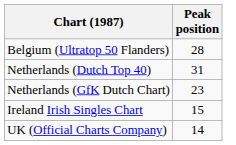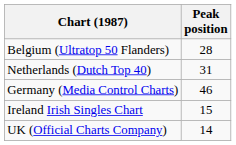- row: (89, 89)
+ row: (93, 89)
